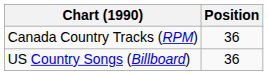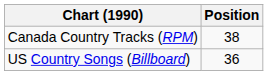(232, 37) 36 -> (232, 37) 38
